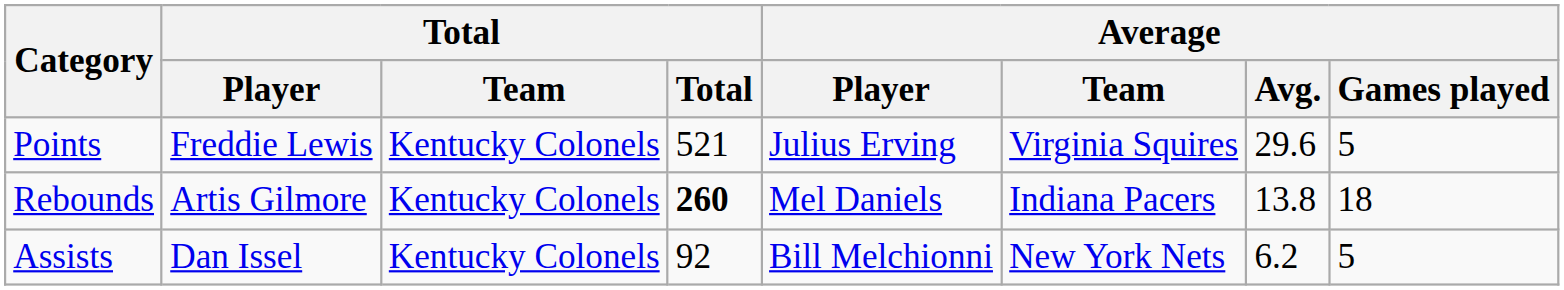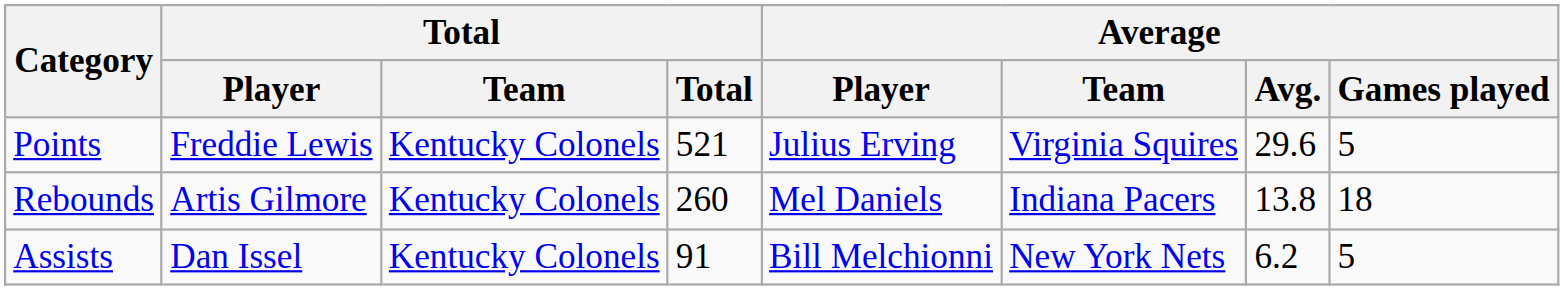(702, 199) bold -> (702, 199) normal
(693, 255) 92 -> (693, 255) 91
